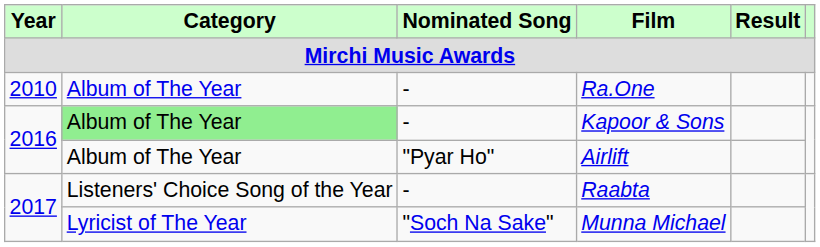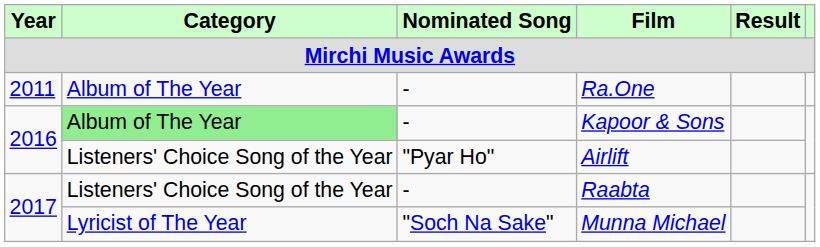(33, 88) 2010 -> (32, 88) 2011
(154, 156) Album of The Year -> (230, 156) Listeners' Choice Song of the Year
